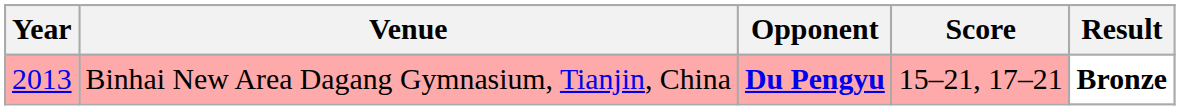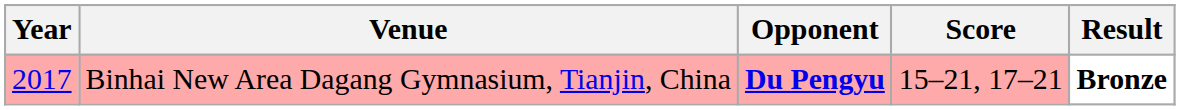(42, 78) 2013 -> (42, 78) 2017
